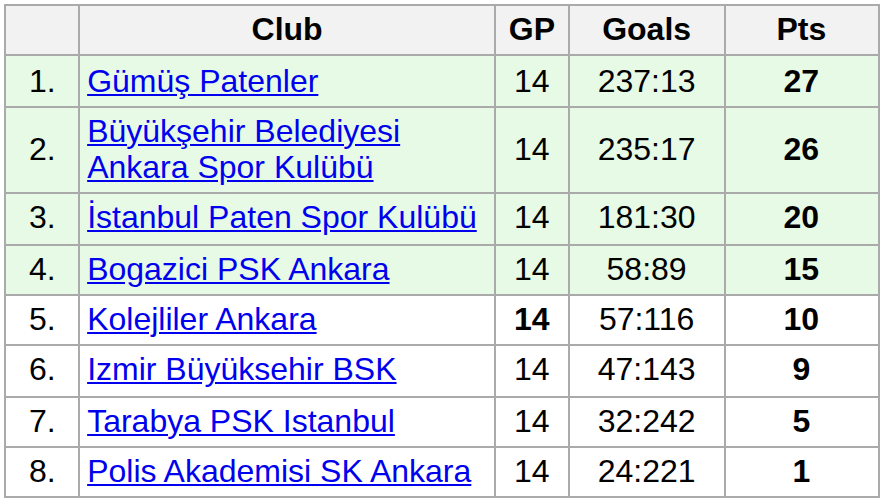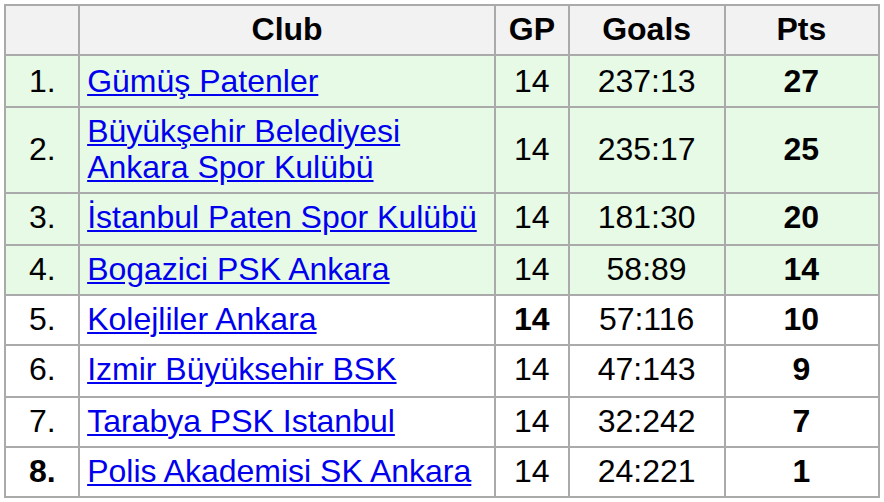(801, 149) 26 -> (801, 149) 25
(801, 268) 15 -> (801, 268) 14
(801, 421) 5 -> (801, 421) 7
(42, 471) normal -> (42, 471) bold
